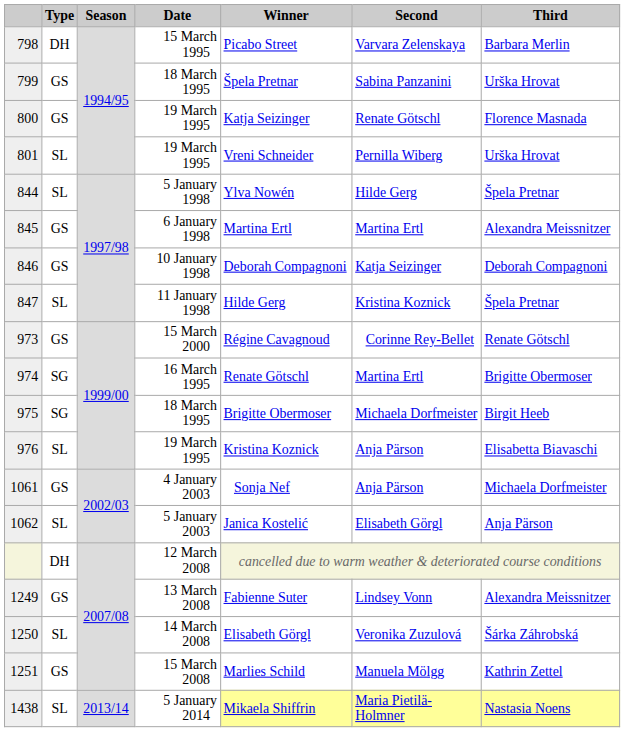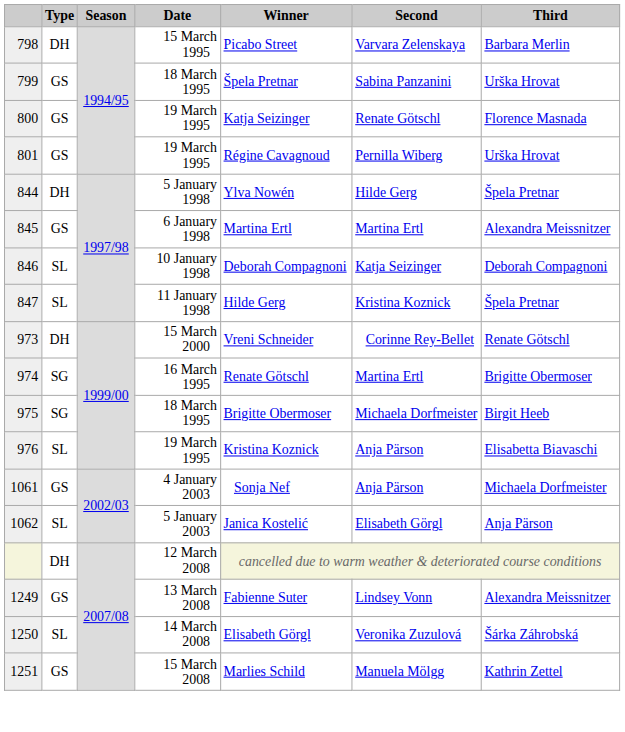(60, 155) SL -> (60, 155) GS
(268, 155) Vreni Schneider -> (277, 155) Régine Cavagnoud
(60, 192) SL -> (60, 192) DH
(60, 266) GS -> (60, 266) SL
(60, 339) GS -> (60, 339) DH
(277, 339) Régine Cavagnoud -> (268, 339) Vreni Schneider
- row: (24, 708)
